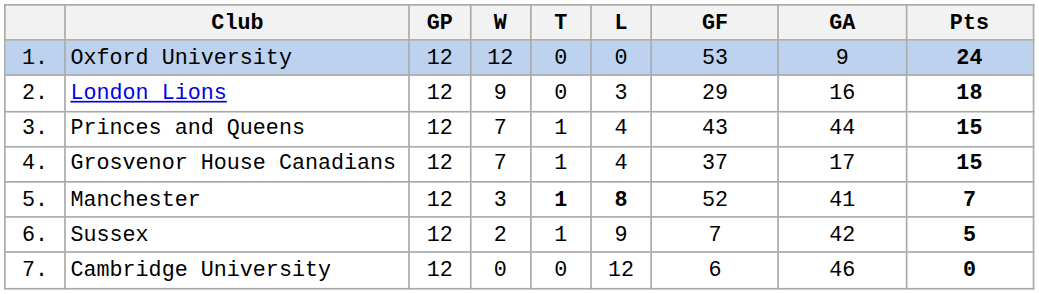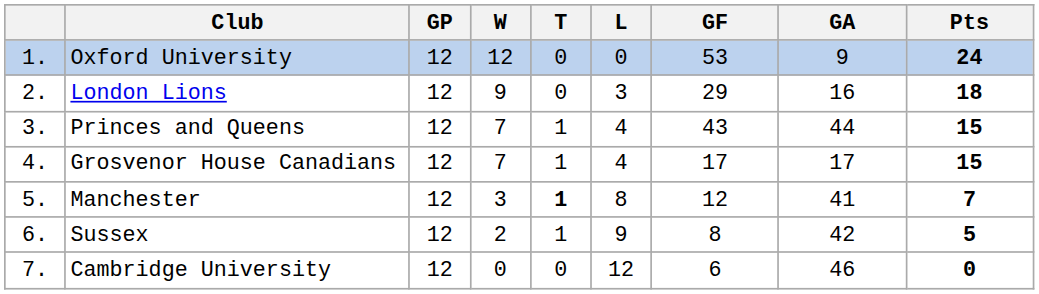(715, 164) 37 -> (715, 164) 17
(621, 199) bold -> (621, 199) normal
(715, 199) 52 -> (715, 199) 12
(715, 235) 7 -> (715, 235) 8
